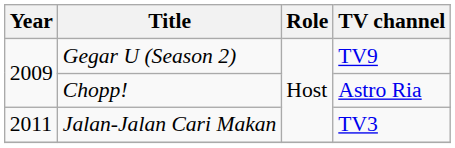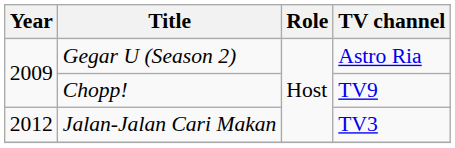(358, 55) TV9 -> (380, 55) Astro Ria
(380, 90) Astro Ria -> (358, 90) TV9
(31, 124) 2011 -> (31, 124) 2012
